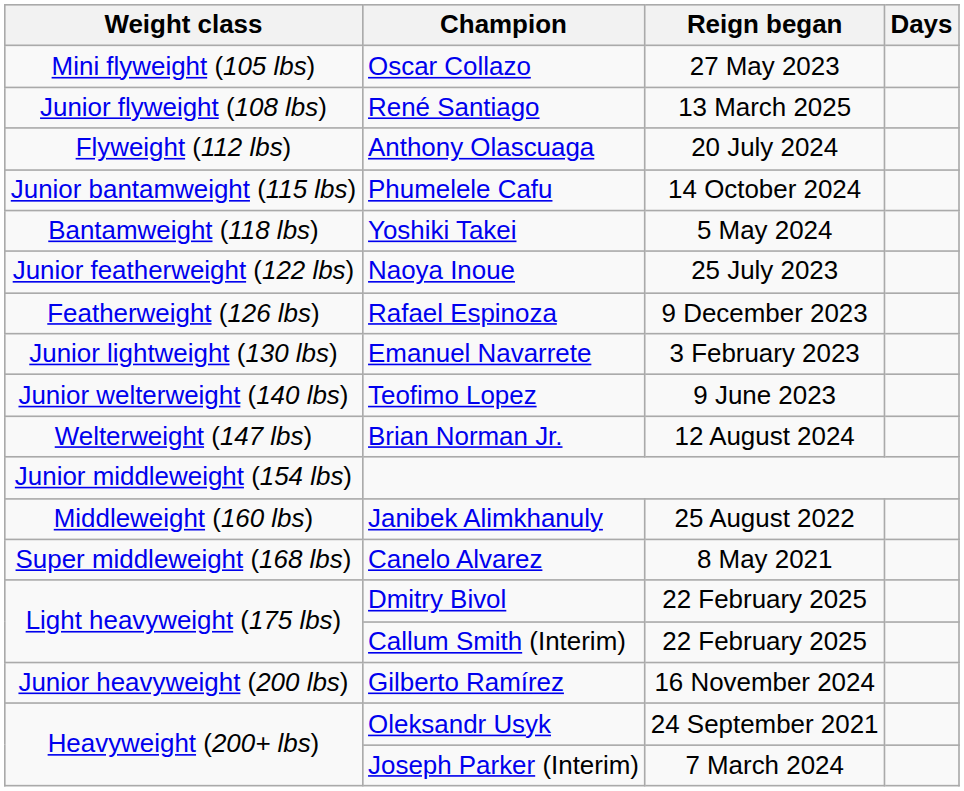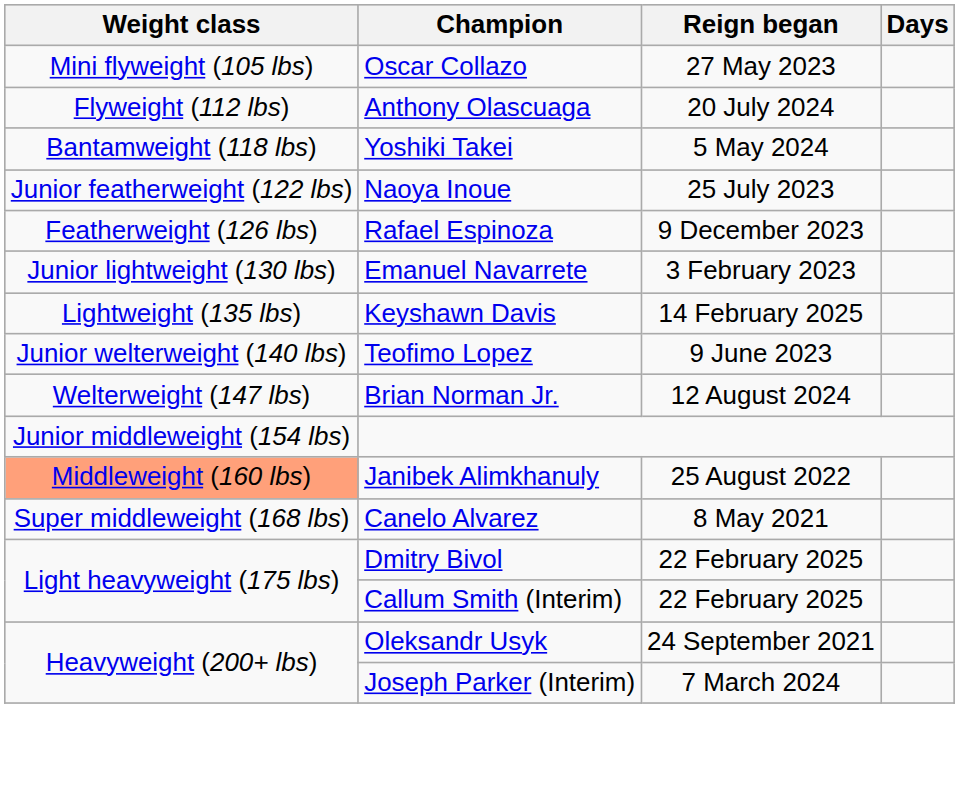- row: (454, 107)
- row: (460, 189)
+ row: (460, 312)
(183, 518) no background -> (182, 477) lightsalmon background
- row: (466, 682)
